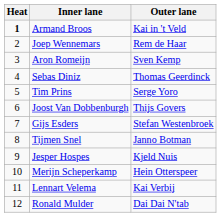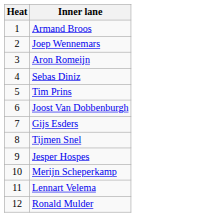- column: (173, 12)
(17, 28) bold -> (17, 28) normal
